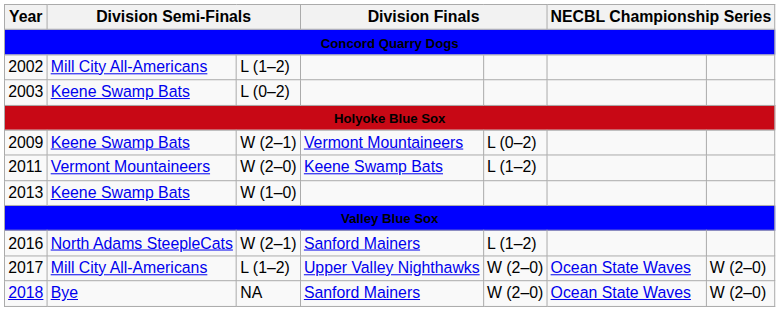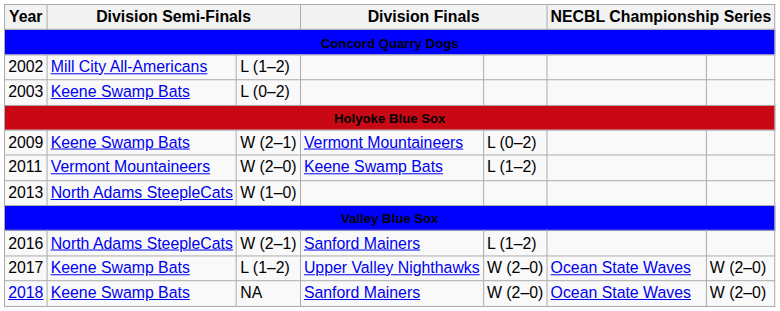(120, 192) Keene Swamp Bats -> (142, 192) North Adams SteepleCats
(129, 268) Mill City All-Americans -> (120, 268) Keene Swamp Bats
(64, 293) Bye -> (120, 293) Keene Swamp Bats
